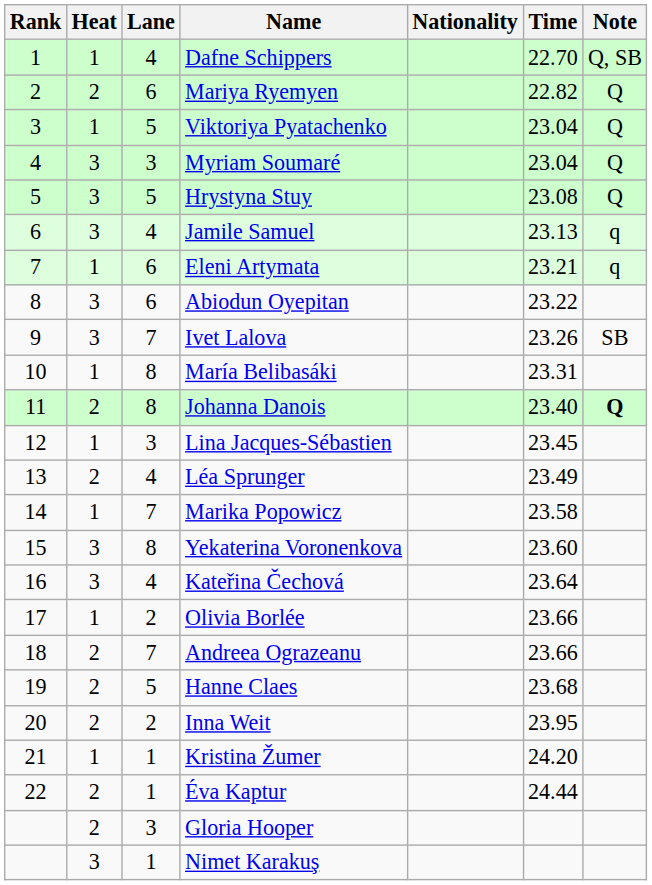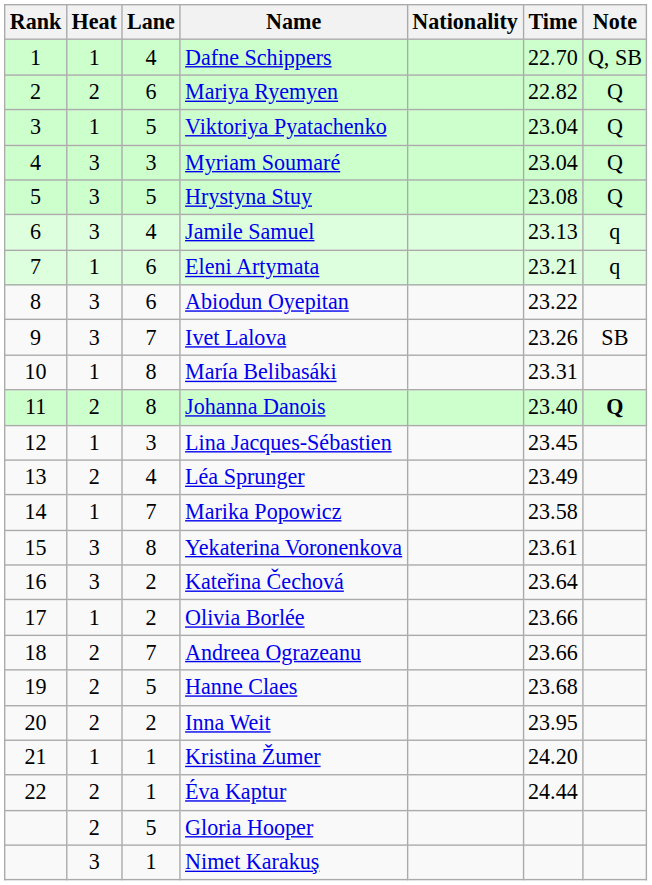(553, 547) 23.60 -> (553, 547) 23.61
(151, 582) 4 -> (151, 582) 2
(151, 827) 3 -> (151, 827) 5
